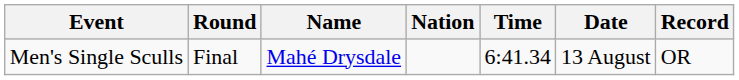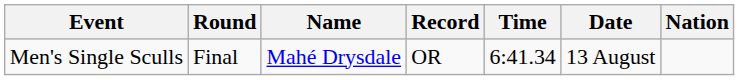columns swapped: (443, 21) <-> (695, 21)
